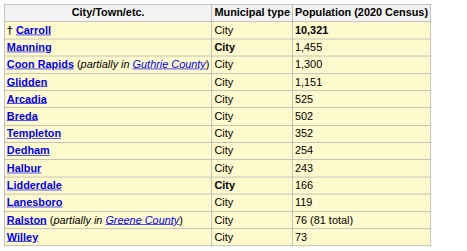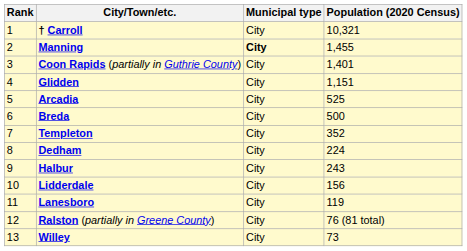+ column: (20, 13)
(312, 30) bold -> (343, 30) normal
(309, 64) 1,300 -> (340, 64) 1,401
(304, 116) 502 -> (336, 116) 500
(304, 151) 254 -> (336, 151) 224
(225, 185) bold -> (255, 185) normal
(304, 185) 166 -> (336, 185) 156
